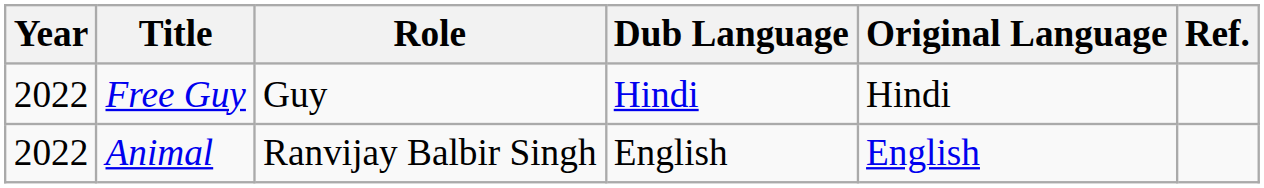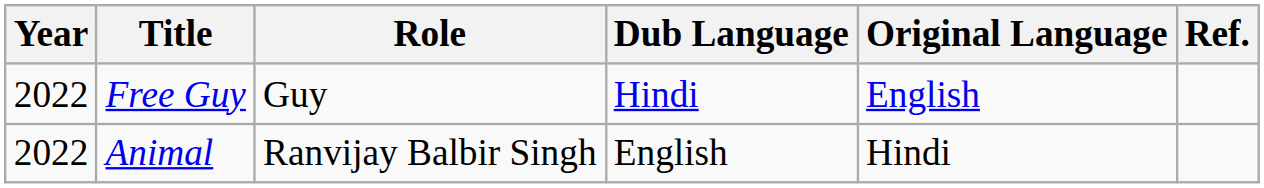(909, 93) Hindi -> (923, 93) English
(923, 152) English -> (909, 152) Hindi
